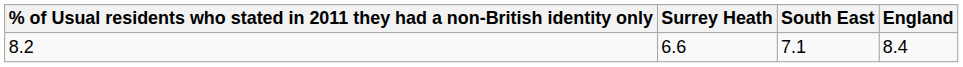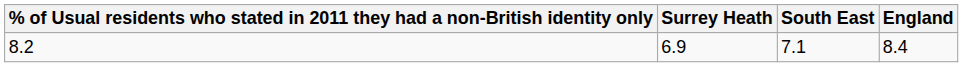(674, 47) 6.6 -> (674, 47) 6.9
